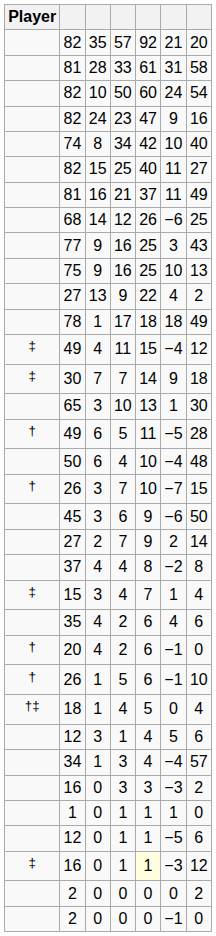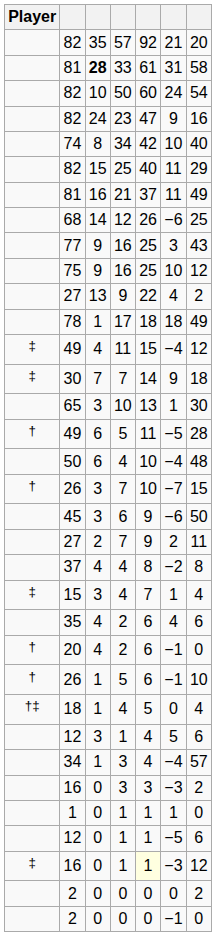(98, 67) normal -> (98, 67) bold
(199, 169) 27 -> (199, 169) 29
(199, 270) 13 -> (199, 270) 12
(199, 542) 14 -> (199, 542) 11
